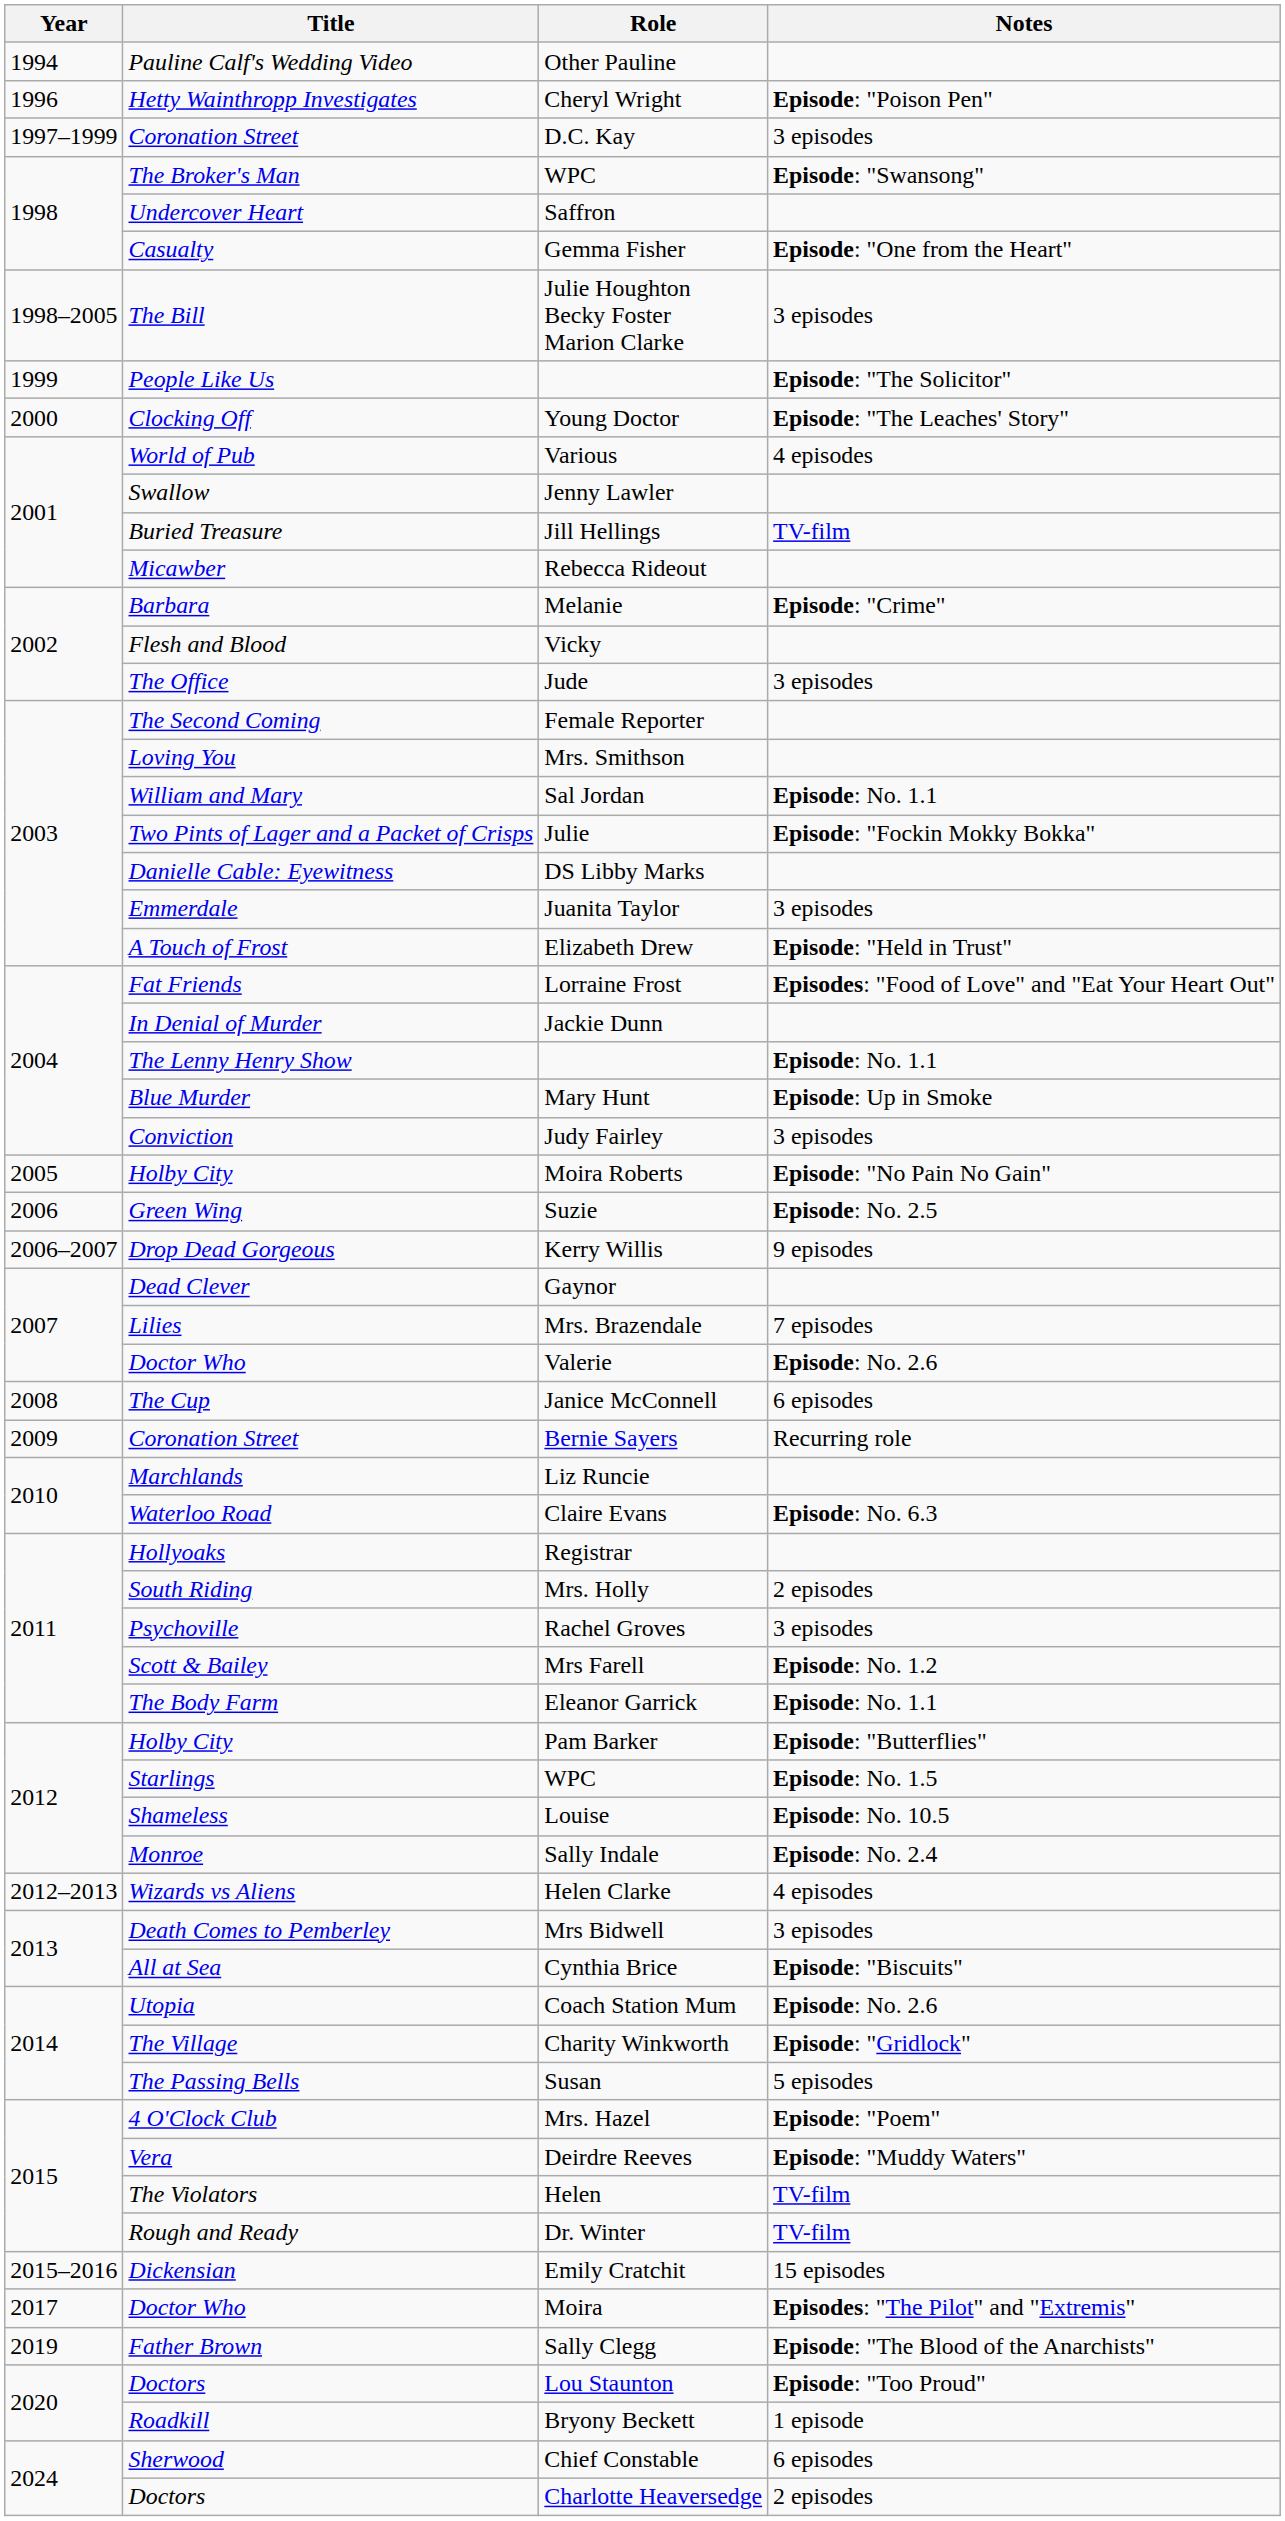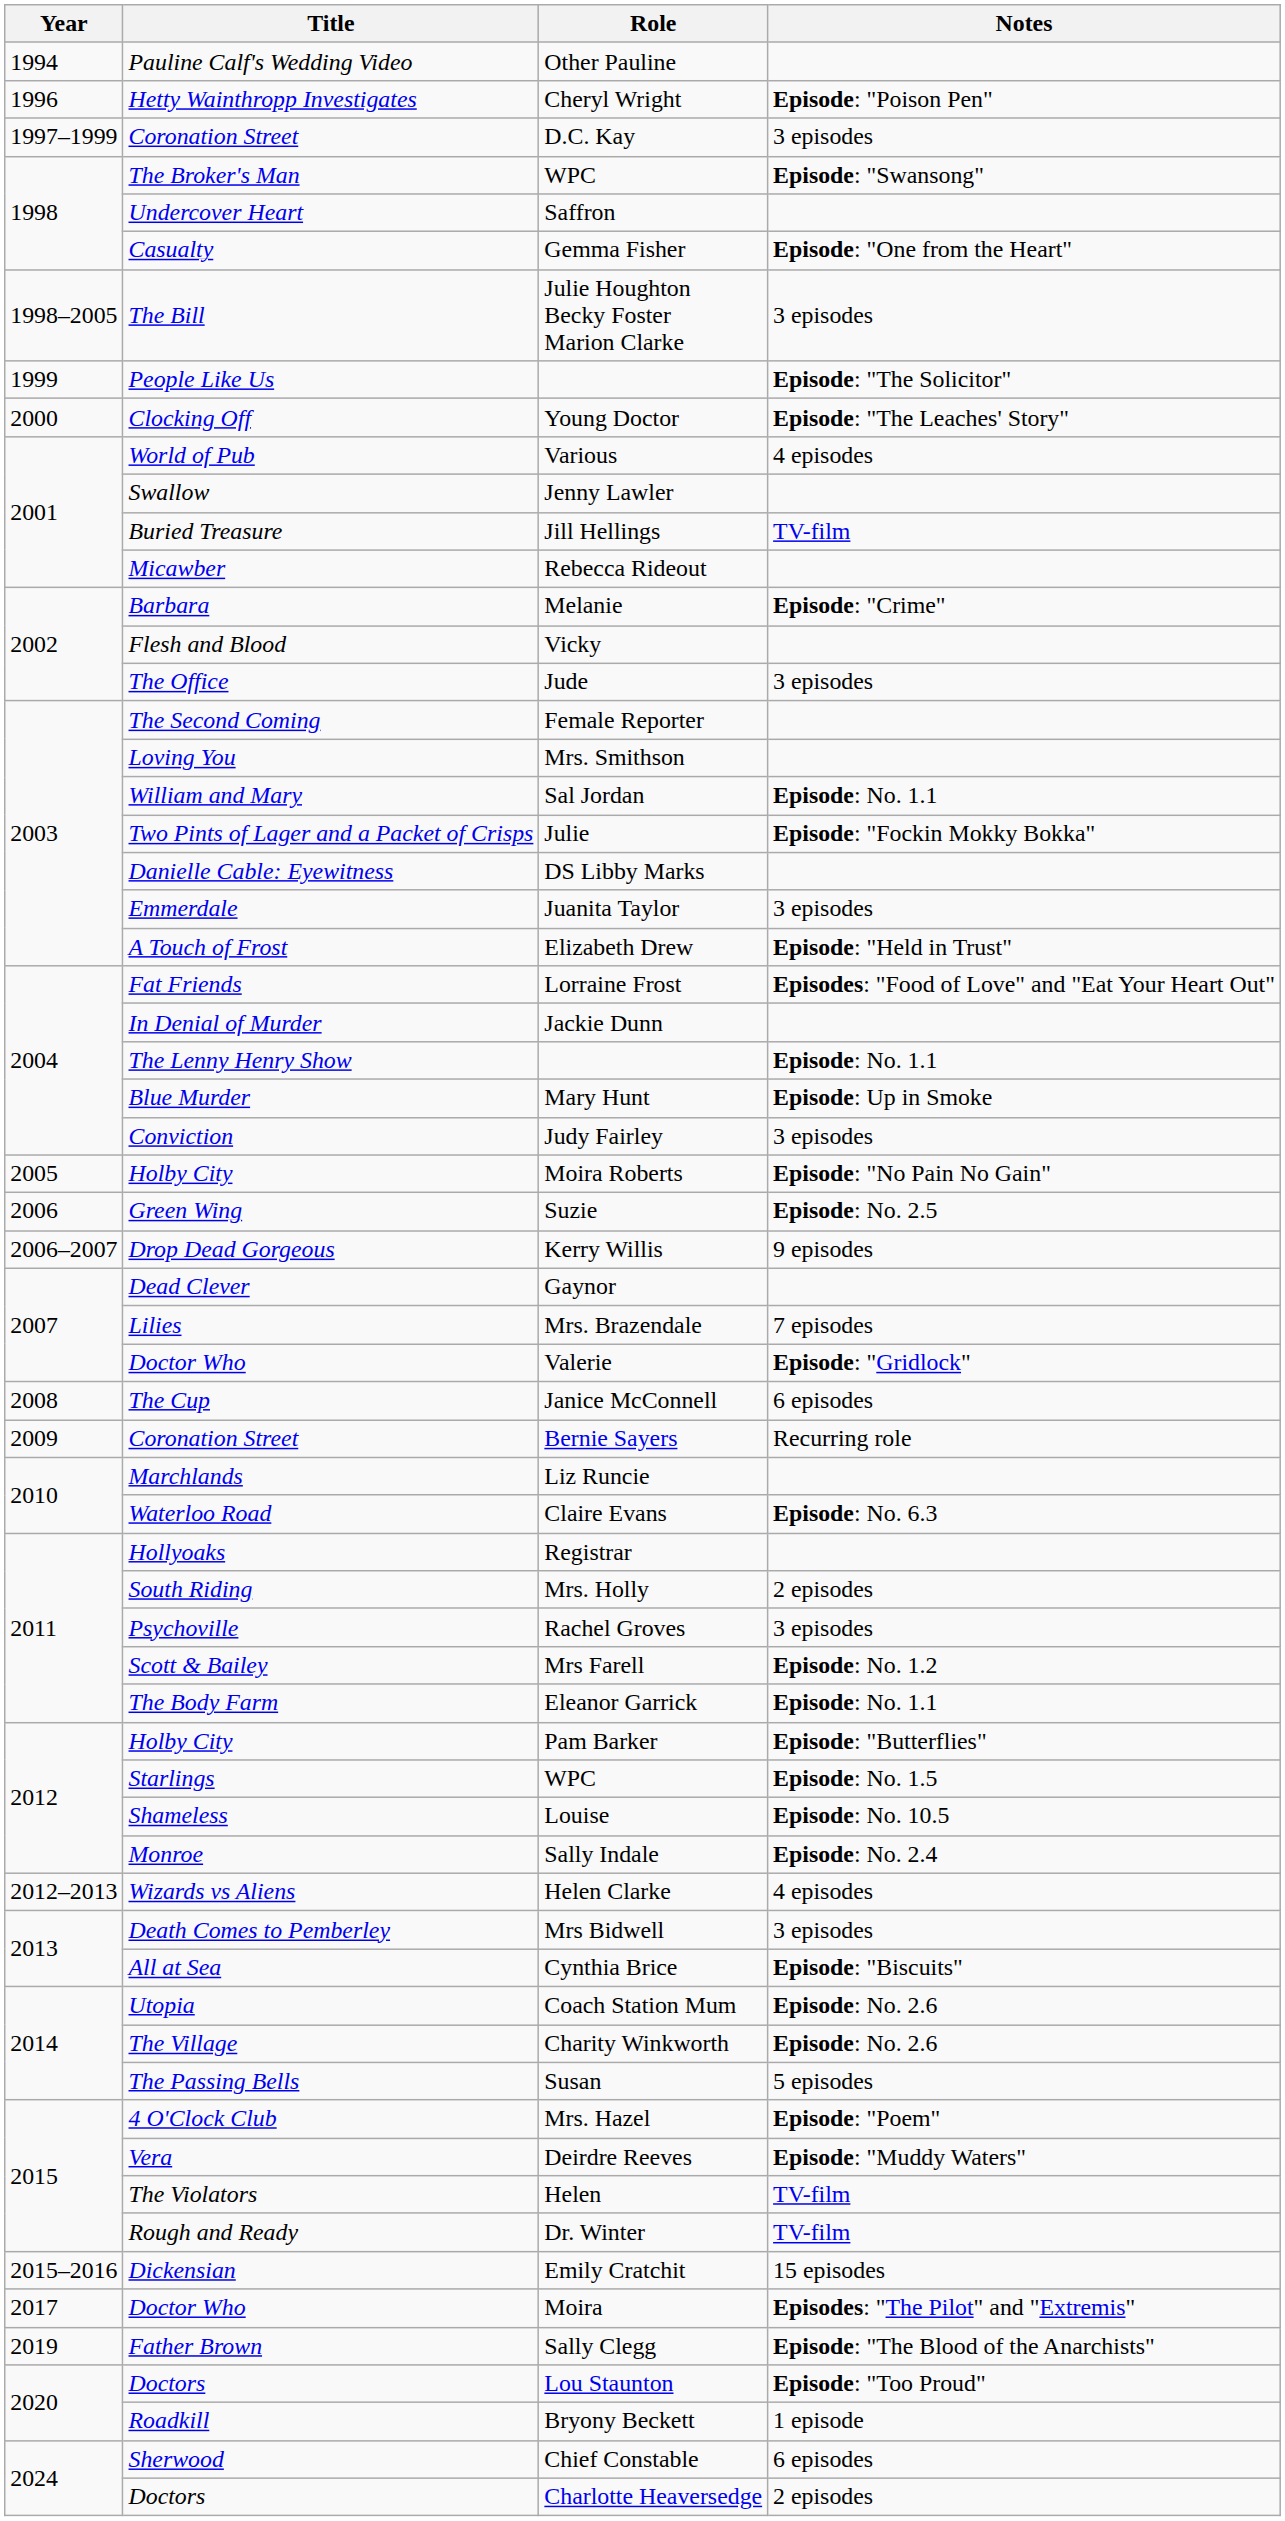(855, 1362) Episode: No. 2.6 -> (872, 1362) Episode: "Gridlock"
(872, 2043) Episode: "Gridlock" -> (855, 2043) Episode: No. 2.6
